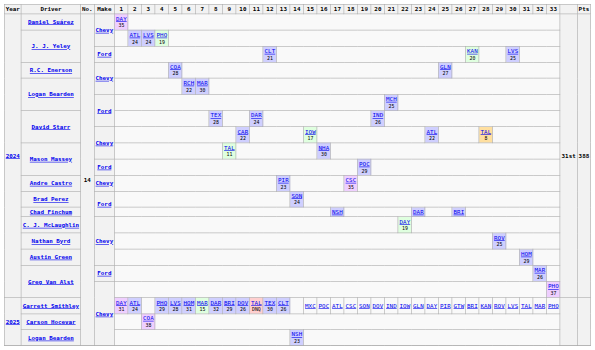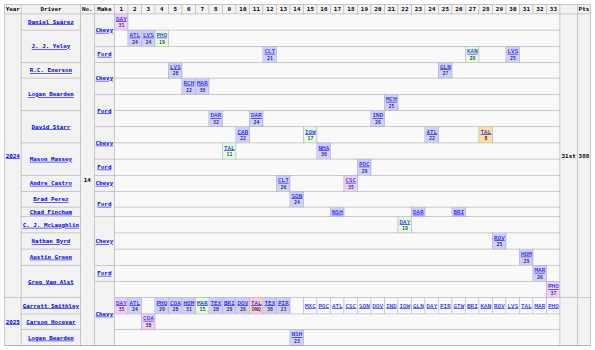(121, 22) DAY 35 -> (121, 22) DAY 31
(175, 70) COA 28 -> (175, 70) LVS 28
(216, 118) TEX 28 -> (216, 118) DAR 32
(283, 183) PIR 23 -> (283, 183) CLT 26
(121, 305) DAY 31 -> (121, 305) DAY 35
(175, 305) LVS 28 -> (175, 305) COA 28
(216, 305) DAR 32 -> (216, 305) TEX 28
(283, 305) CLT 26 -> (283, 305) PIR 23
